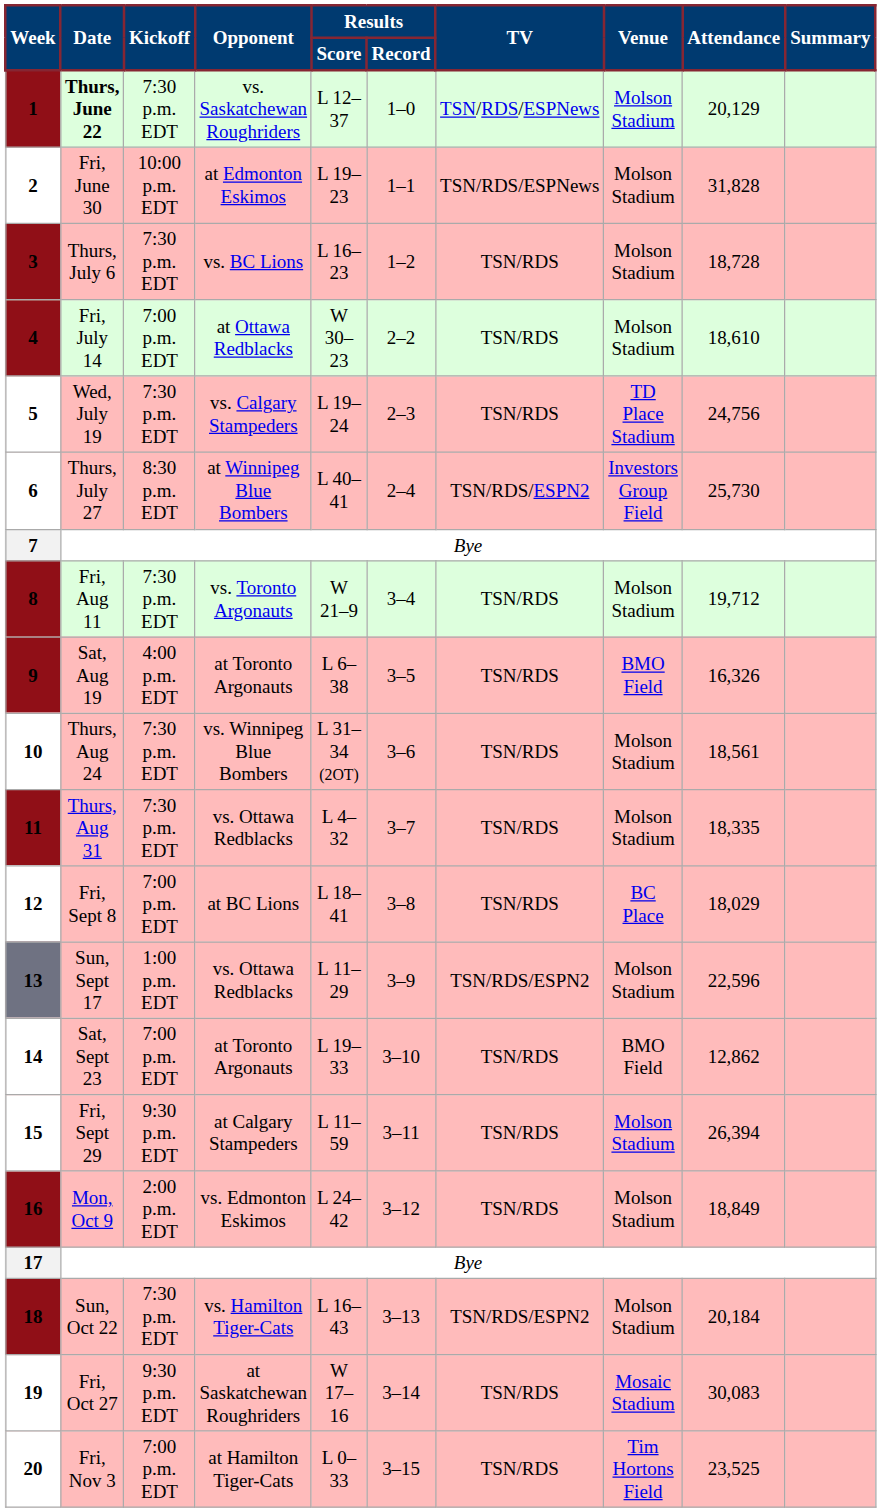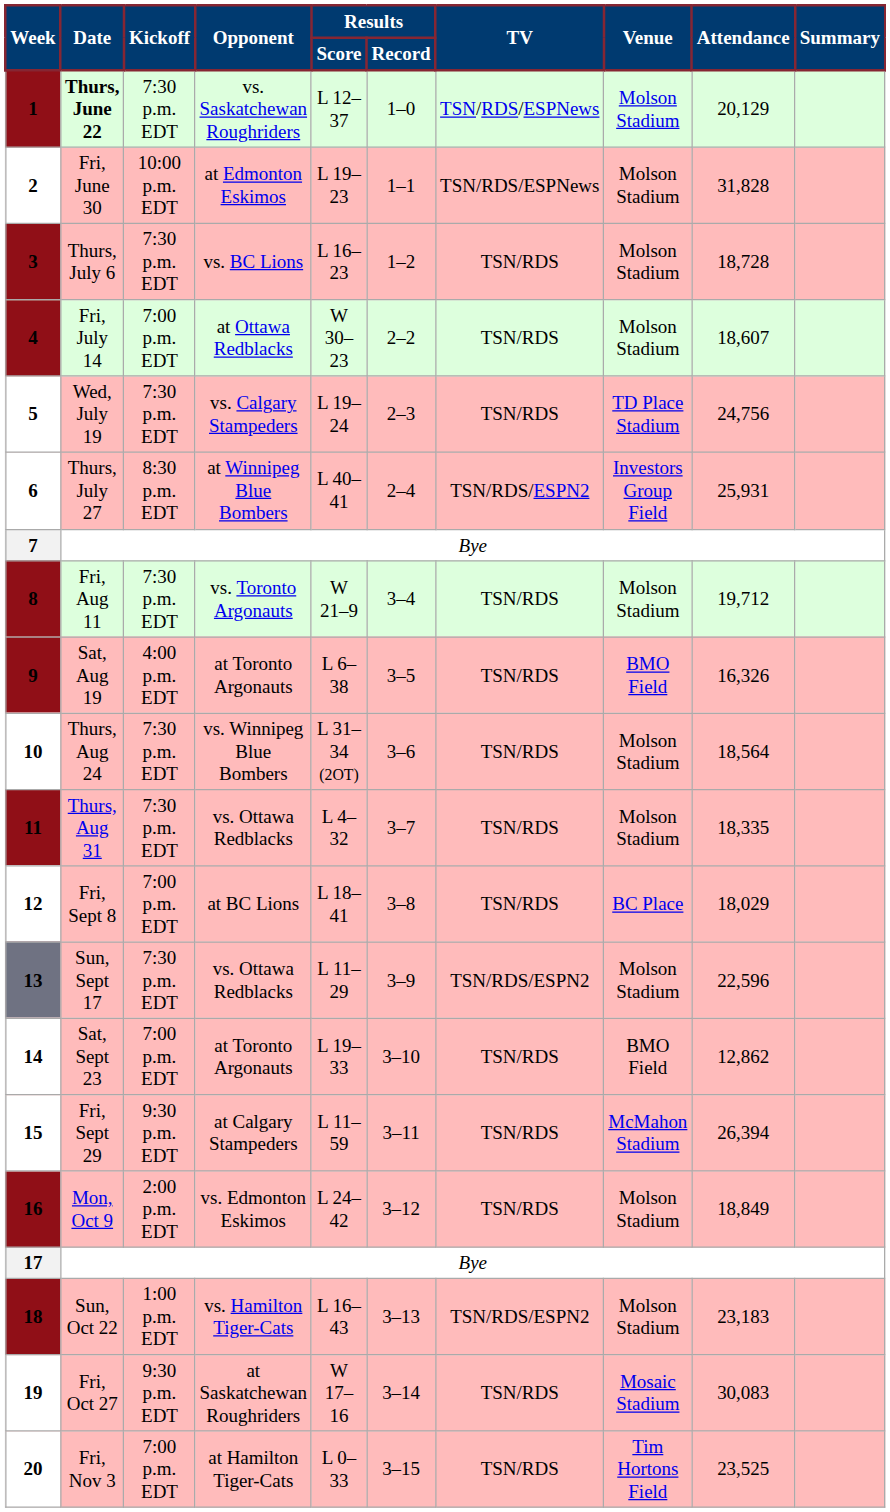(734, 338) 18,610 -> (743, 338) 18,607
(734, 490) 25,730 -> (743, 490) 25,931
(734, 751) 18,561 -> (743, 751) 18,564
(159, 980) 1:00 p.m. EDT -> (159, 980) 7:30 p.m. EDT
(643, 1132) Molson Stadium -> (648, 1132) McMahon Stadium
(159, 1316) 7:30 p.m. EDT -> (159, 1316) 1:00 p.m. EDT
(734, 1316) 20,184 -> (743, 1316) 23,183
